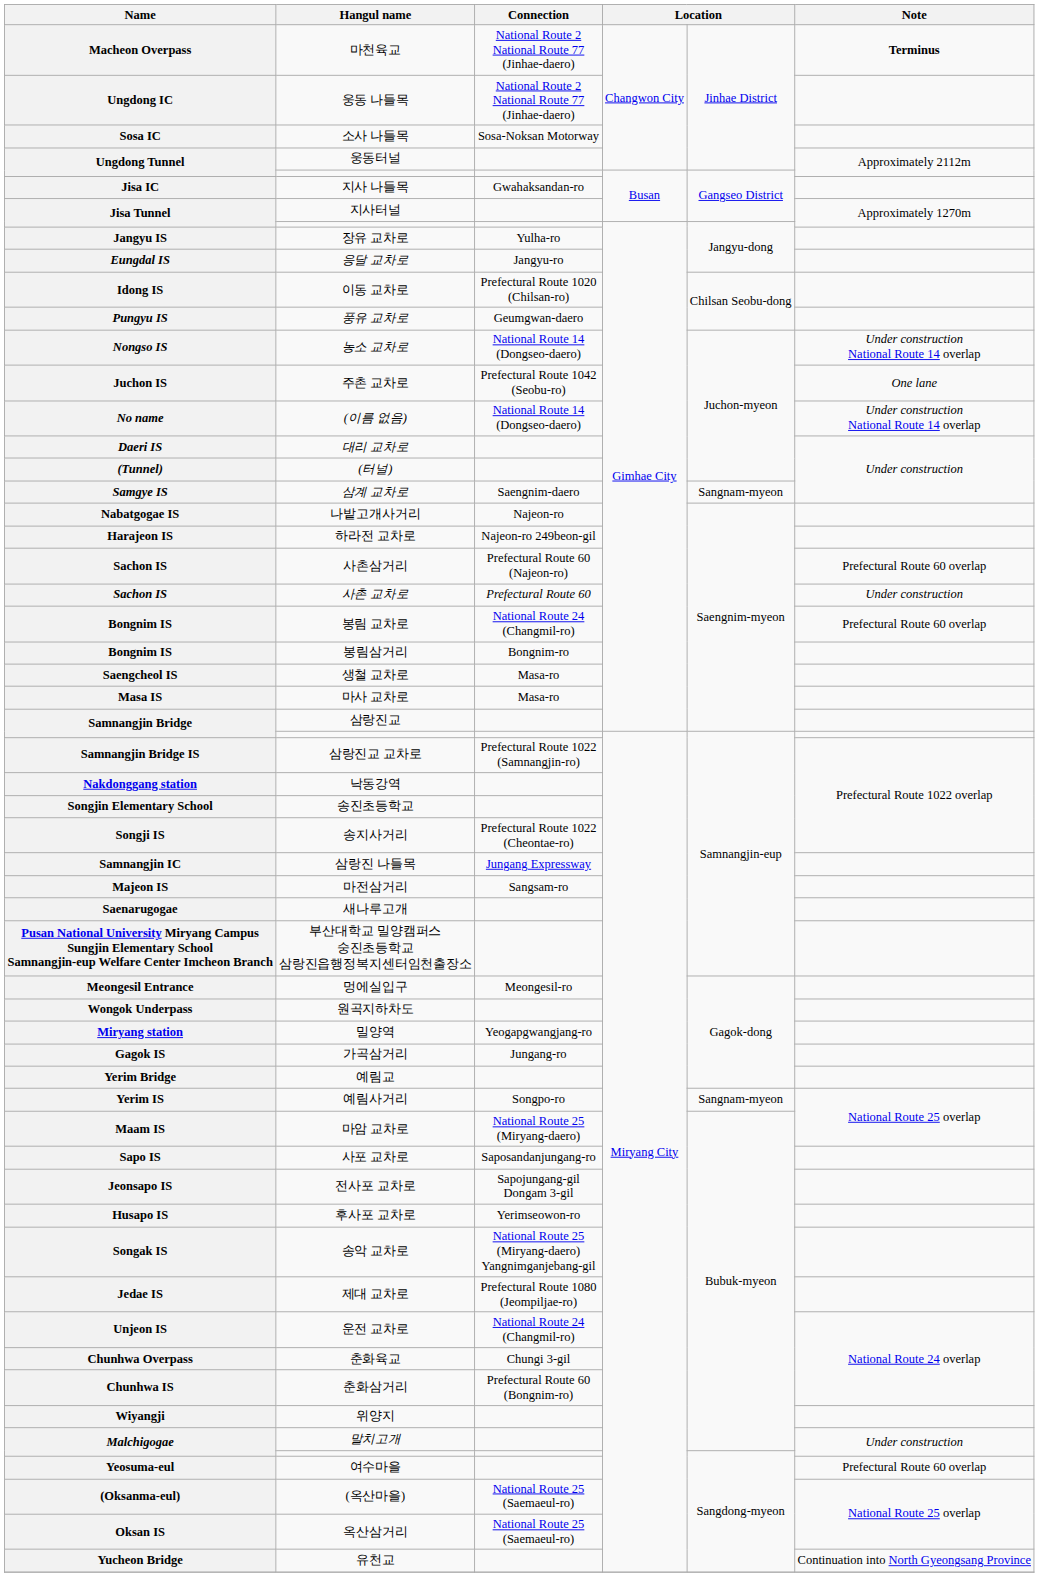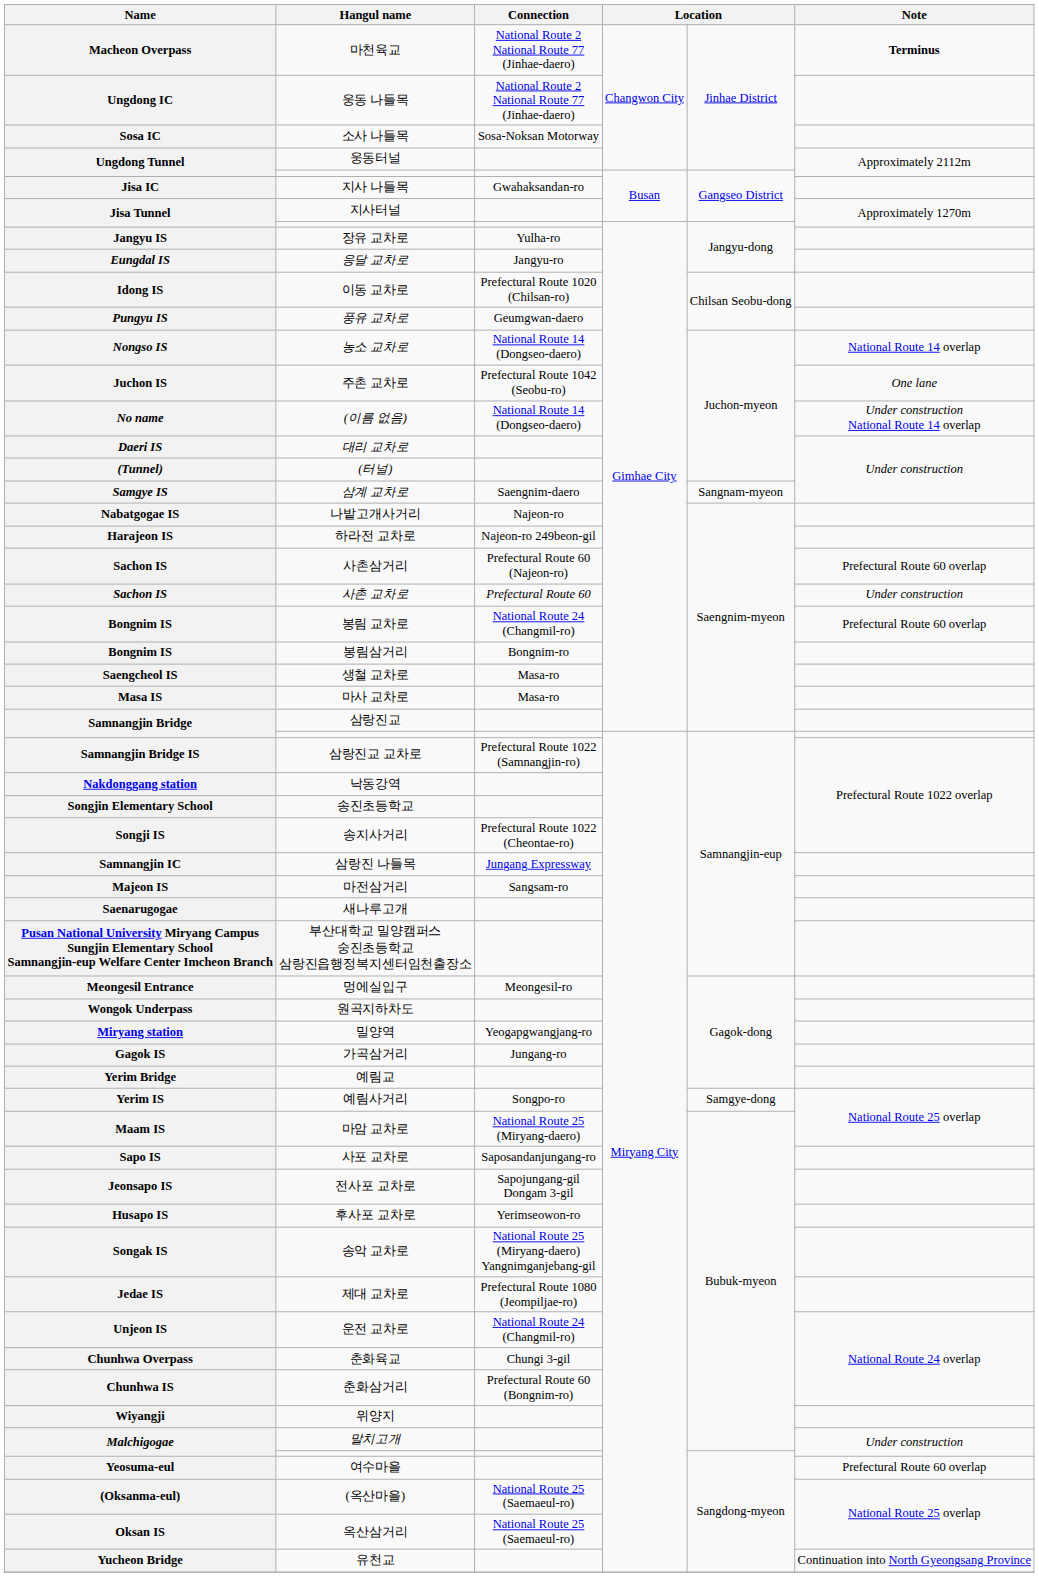(914, 347) Under construction National Route 14 overlap -> (914, 347) National Route 14 overlap
(741, 1099) Sangnam-myeon -> (741, 1099) Samgye-dong
